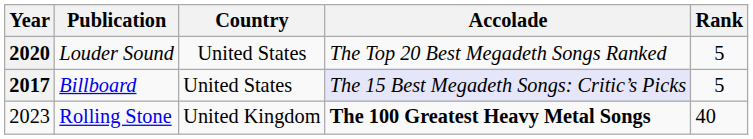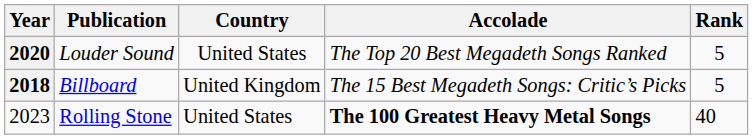(30, 85) 2017 -> (30, 85) 2018
(238, 85) United States -> (252, 85) United Kingdom
(508, 85) lavender background -> (508, 85) no background
(252, 117) United Kingdom -> (238, 117) United States
